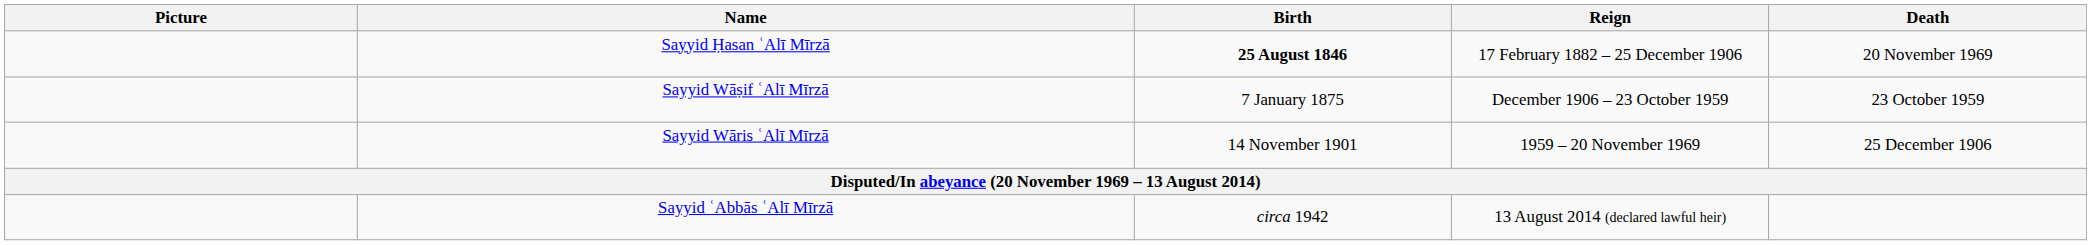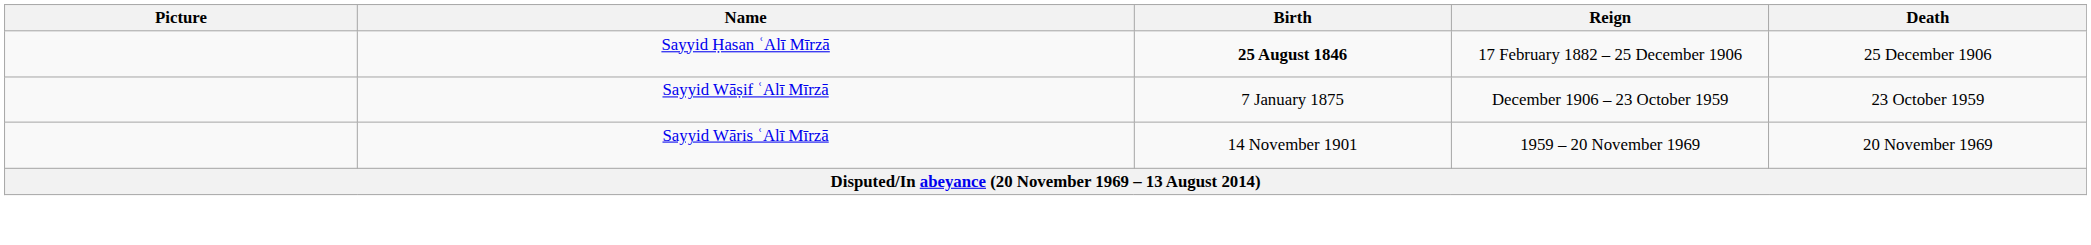(1928, 53) 20 November 1969 -> (1928, 53) 25 December 1906
(1928, 145) 25 December 1906 -> (1928, 145) 20 November 1969
- row: (746, 207)
